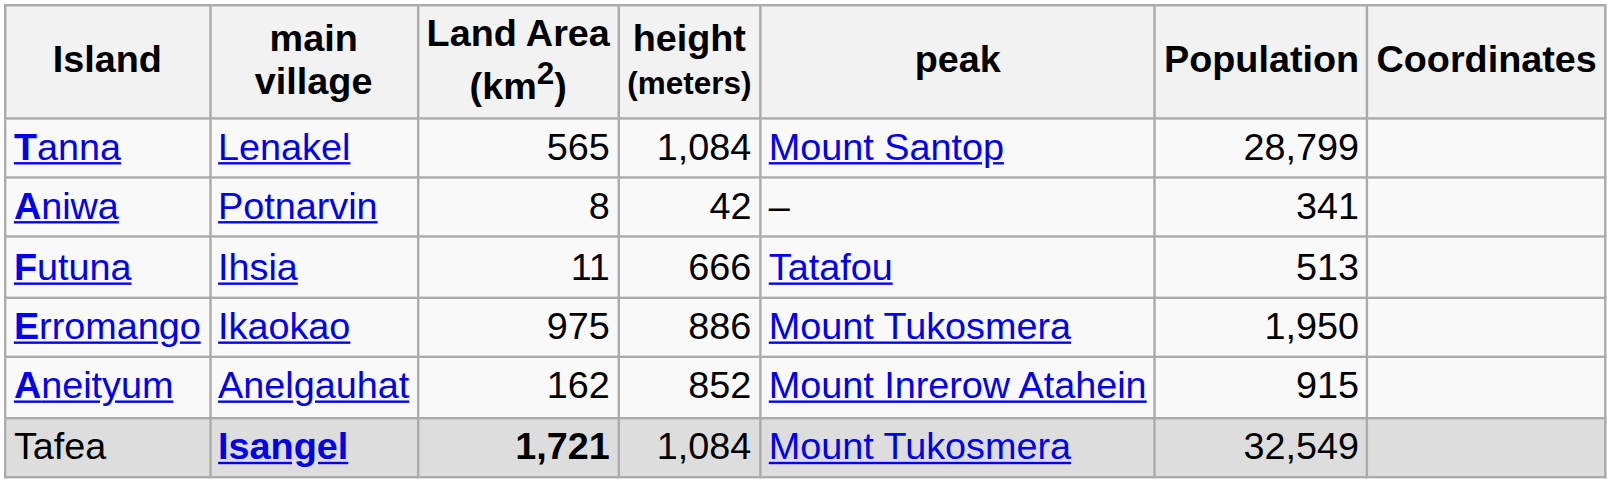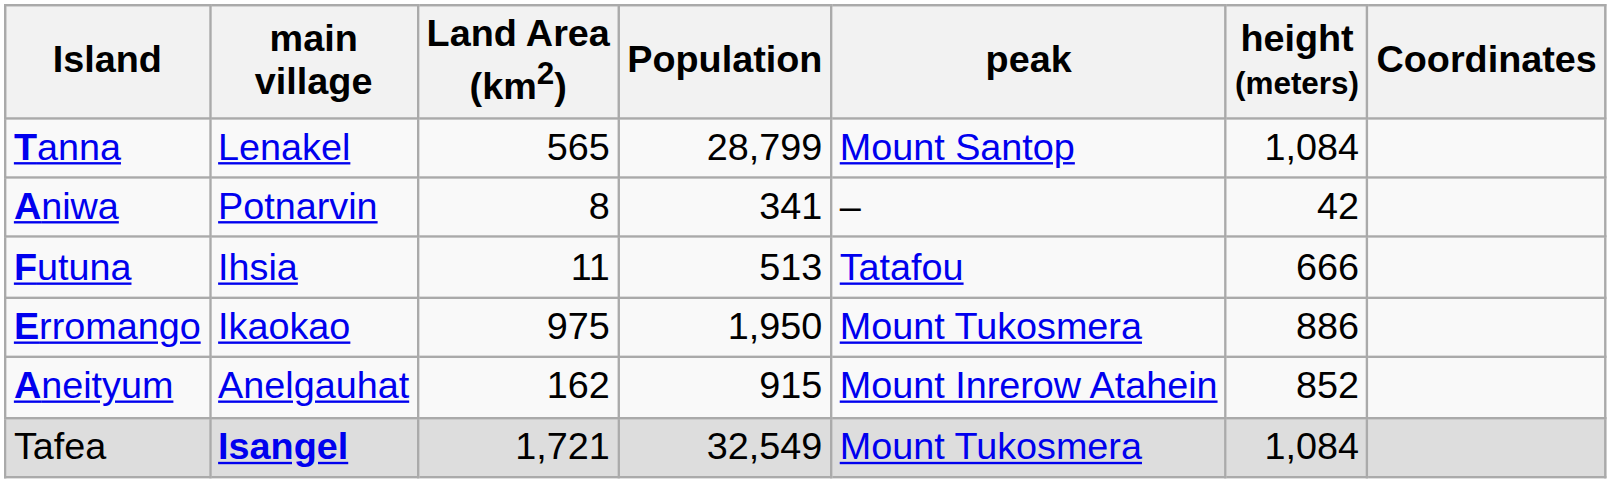columns swapped: (1262, 60) <-> (689, 60)
(563, 446) bold -> (563, 446) normal
